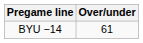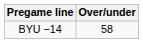(107, 30) 61 -> (107, 30) 58
